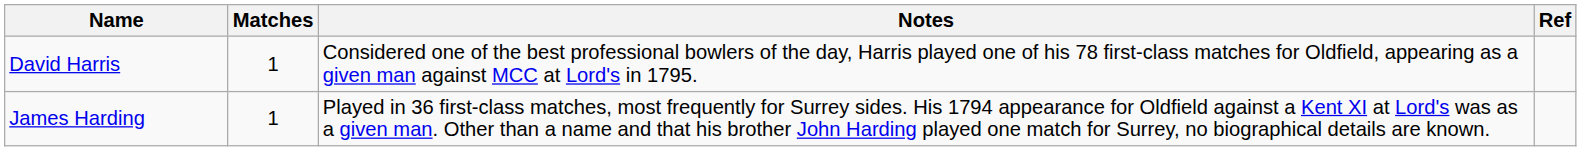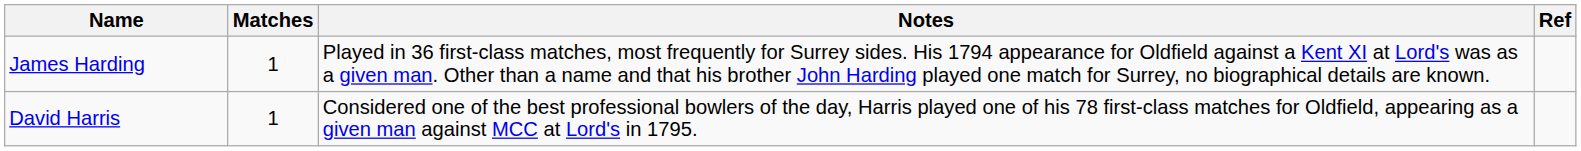rows swapped: (77, 118) <-> (65, 63)
